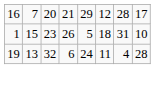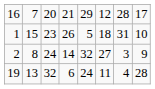+ row: (17, 53)
